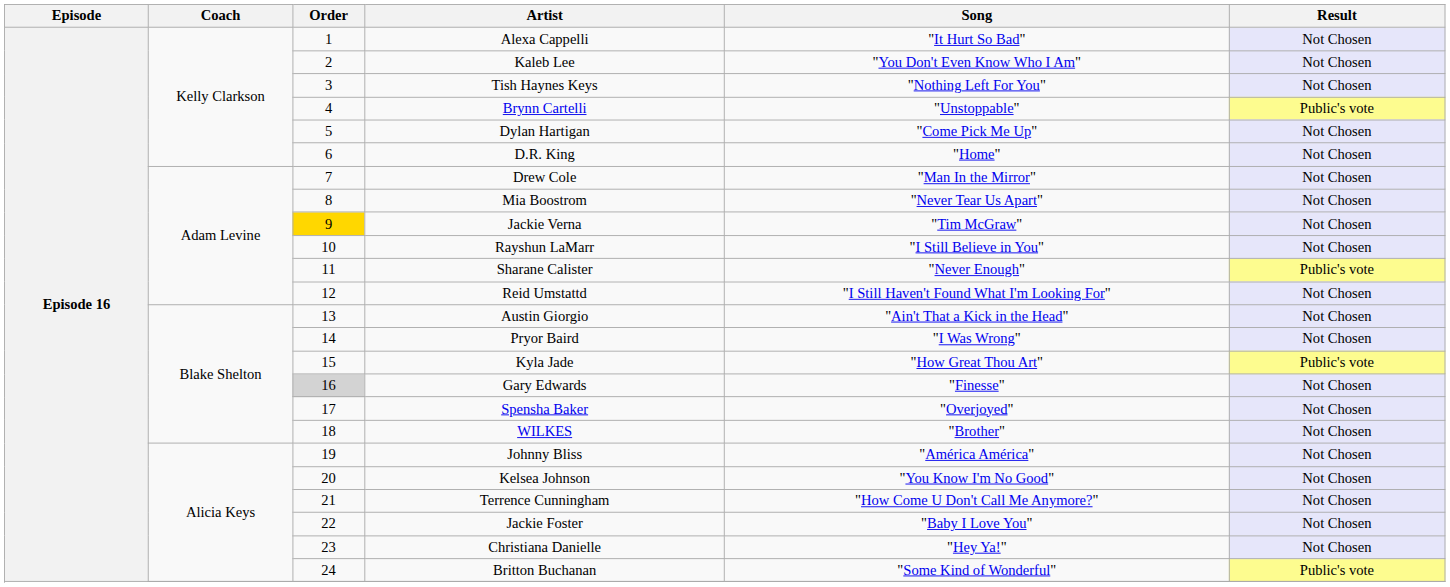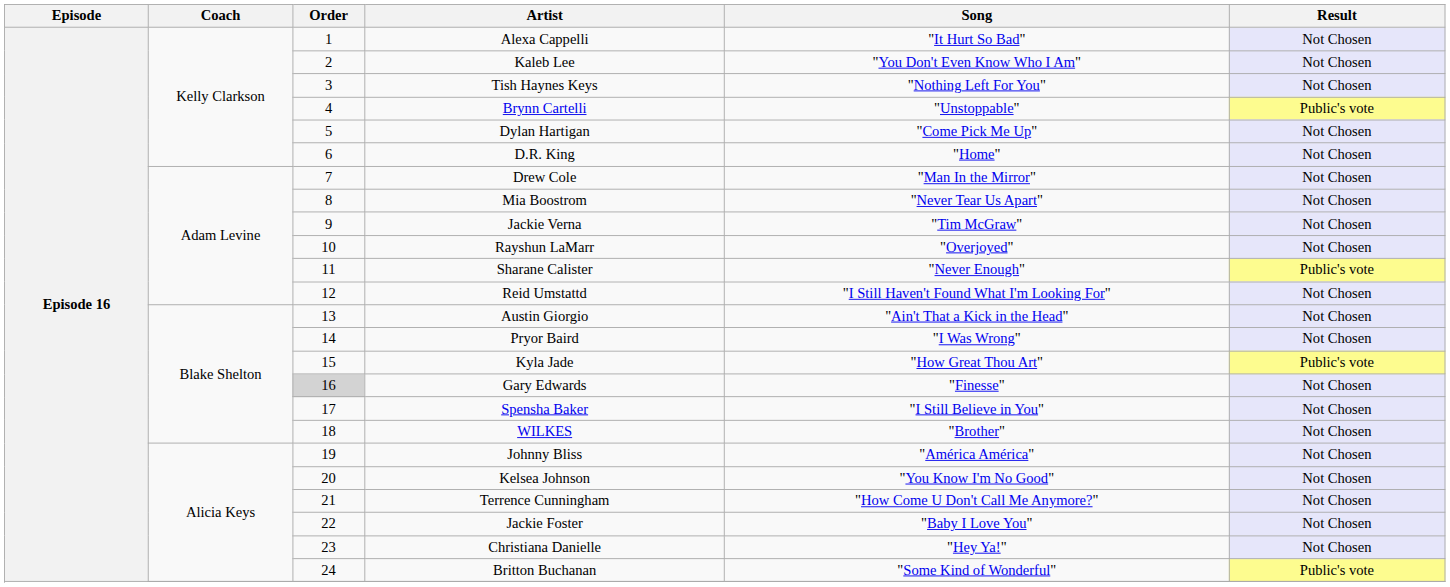(329, 223) gold background -> (329, 223) no background
(977, 246) "I Still Believe in You" -> (977, 246) "Overjoyed"
(977, 408) "Overjoyed" -> (977, 408) "I Still Believe in You"
